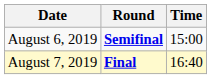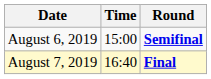columns swapped: (186, 16) <-> (133, 16)
